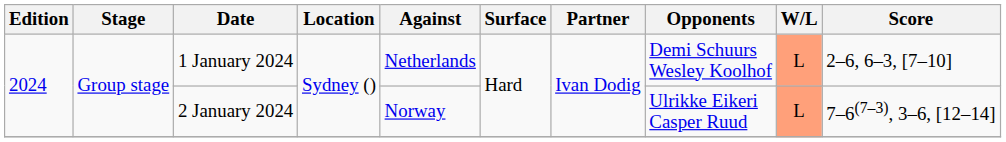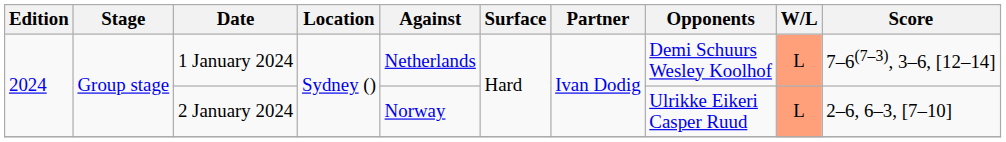(889, 60) 2–6, 6–3, [7–10] -> (911, 60) 7–6(7–3), 3–6, [12–14]
(911, 111) 7–6(7–3), 3–6, [12–14] -> (889, 111) 2–6, 6–3, [7–10]
